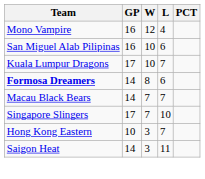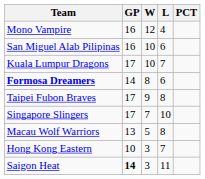+ row: (51, 98)
- row: (49, 98)
+ row: (53, 132)
(130, 149) normal -> (130, 166) bold
